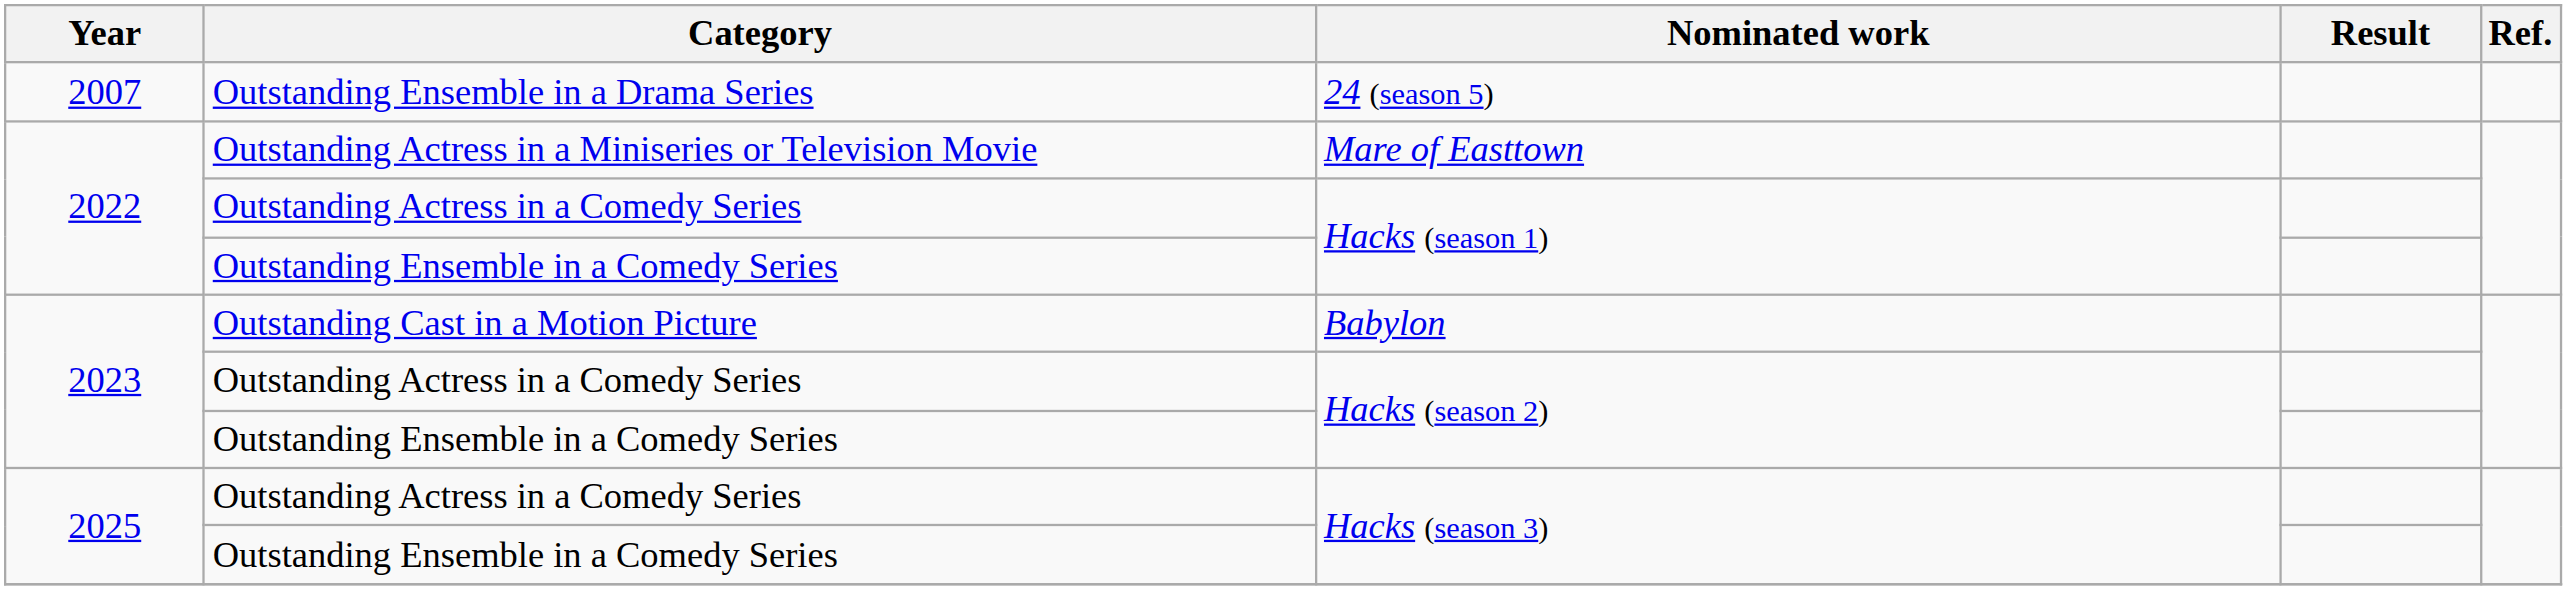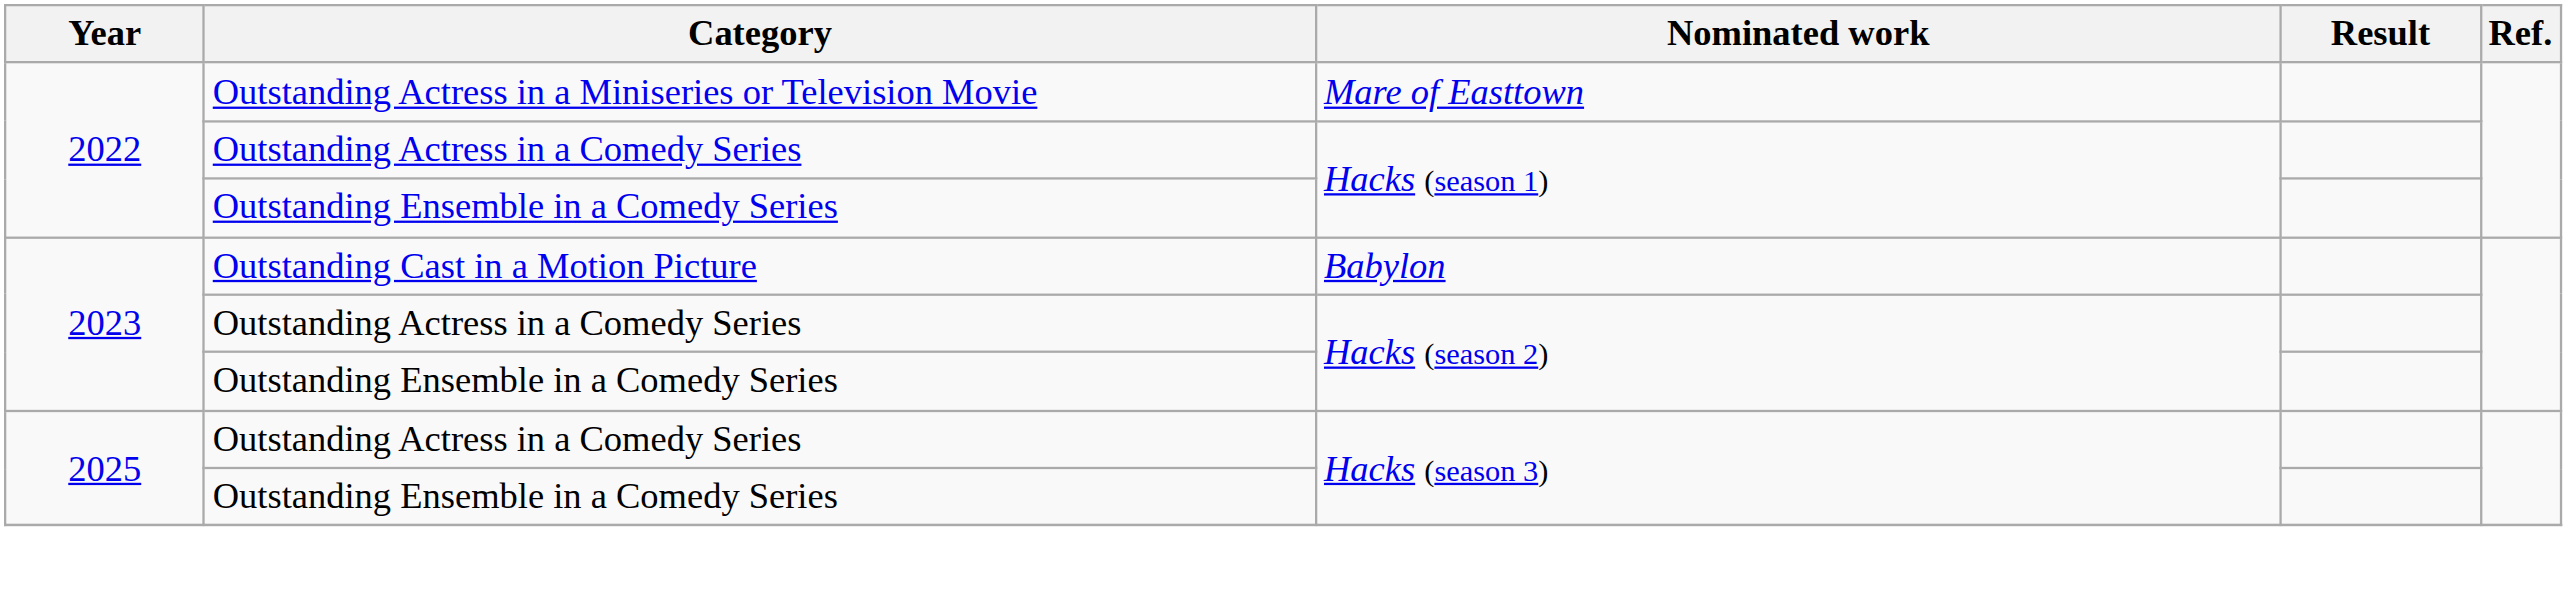- row: (513, 91)
